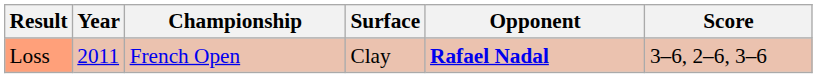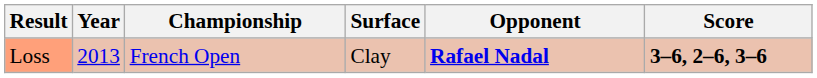(98, 55) 2011 -> (99, 55) 2013
(708, 55) normal -> (708, 55) bold
